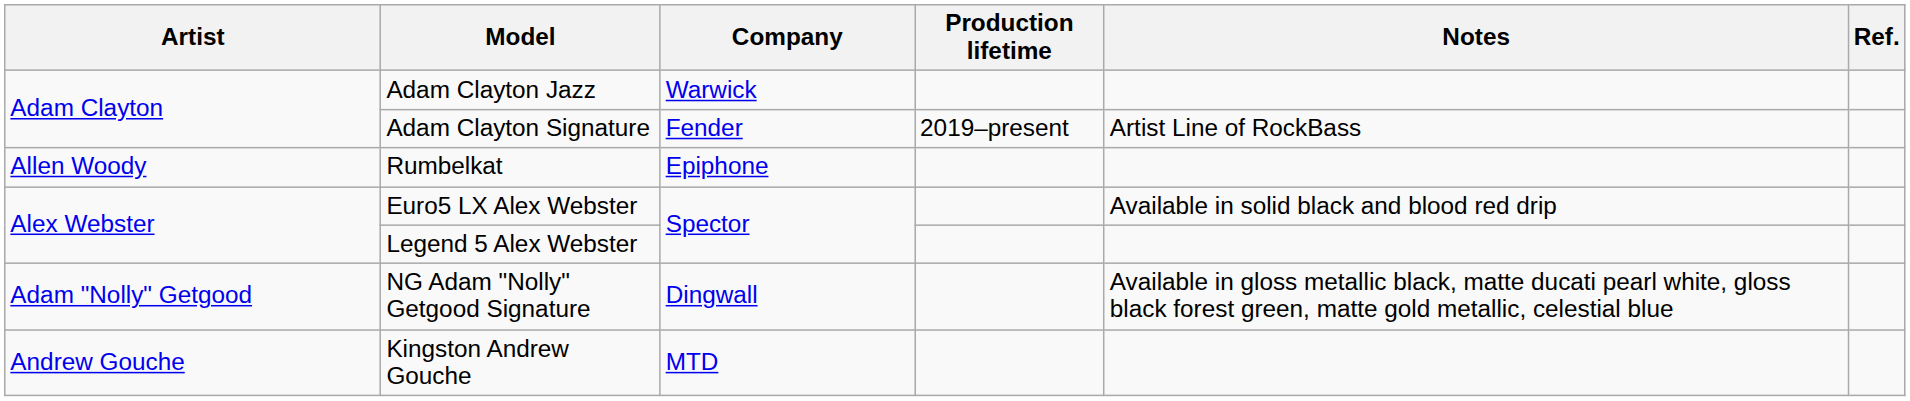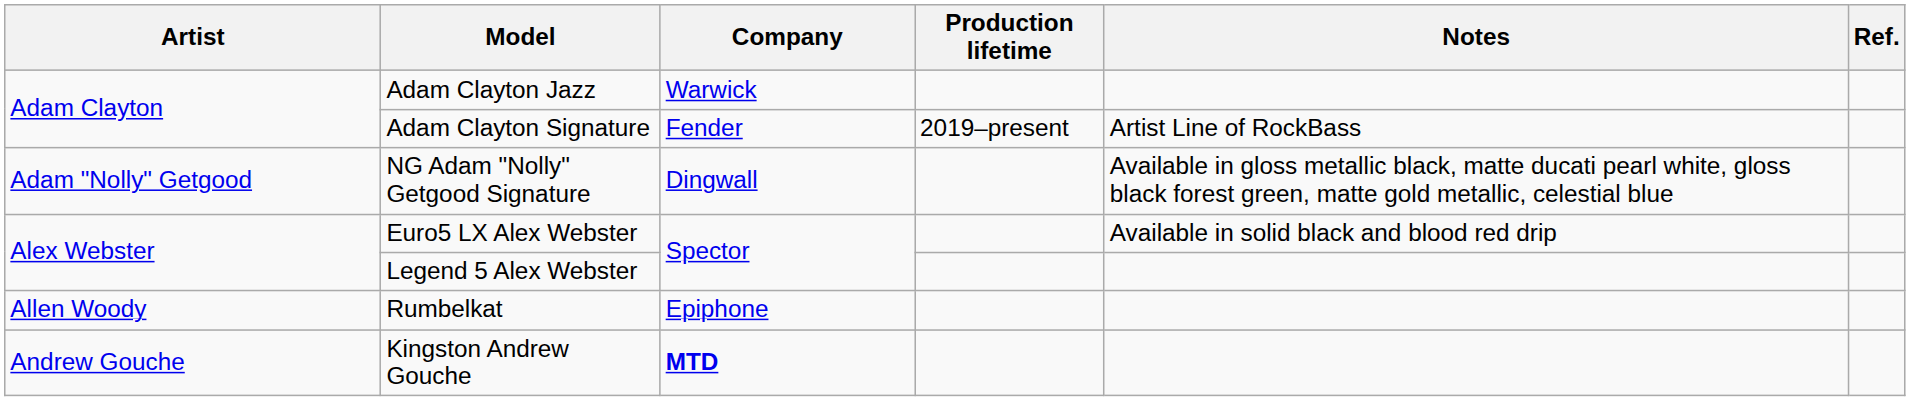rows swapped: (488, 296) <-> (445, 166)
(692, 362) normal -> (692, 362) bold
